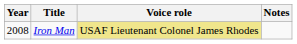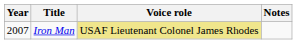(18, 30) 2008 -> (18, 30) 2007
